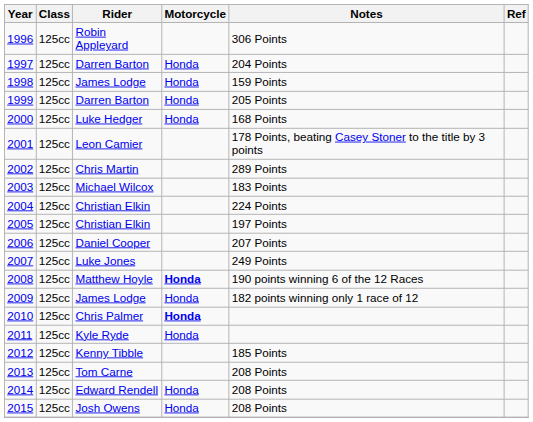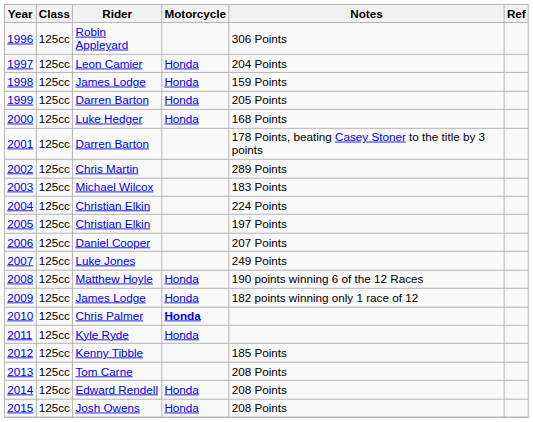(112, 63) Darren Barton -> (109, 63) Leon Camier
(109, 143) Leon Camier -> (112, 143) Darren Barton
(183, 279) bold -> (182, 279) normal
